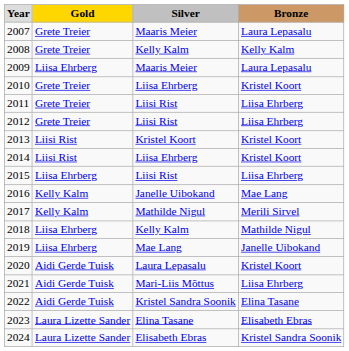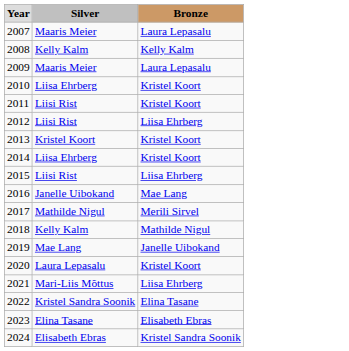- column: (83, 13)
(272, 103) Liisa Ehrberg -> (171, 103) Kristel Koort
